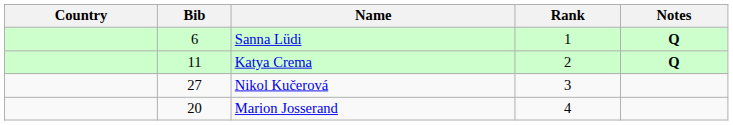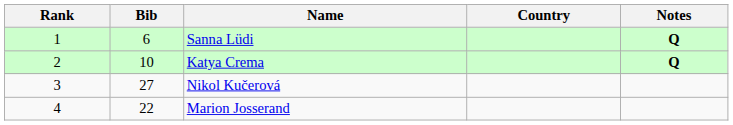columns swapped: (568, 16) <-> (81, 16)
(195, 62) 11 -> (147, 62) 10
(195, 108) 20 -> (147, 108) 22
